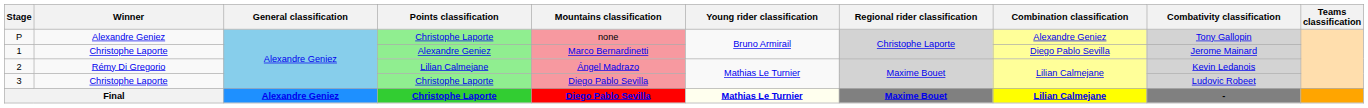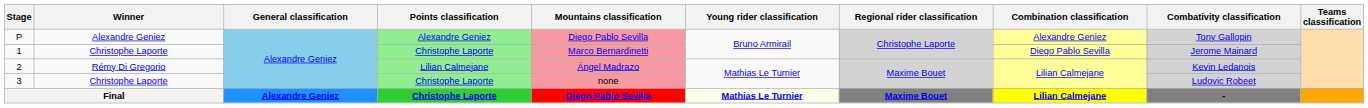(454, 37) Christophe Laporte -> (454, 37) Alexandre Geniez
(608, 37) none -> (608, 37) Diego Pablo Sevilla
(454, 52) Alexandre Geniez -> (454, 52) Christophe Laporte
(608, 81) Diego Pablo Sevilla -> (608, 81) none
